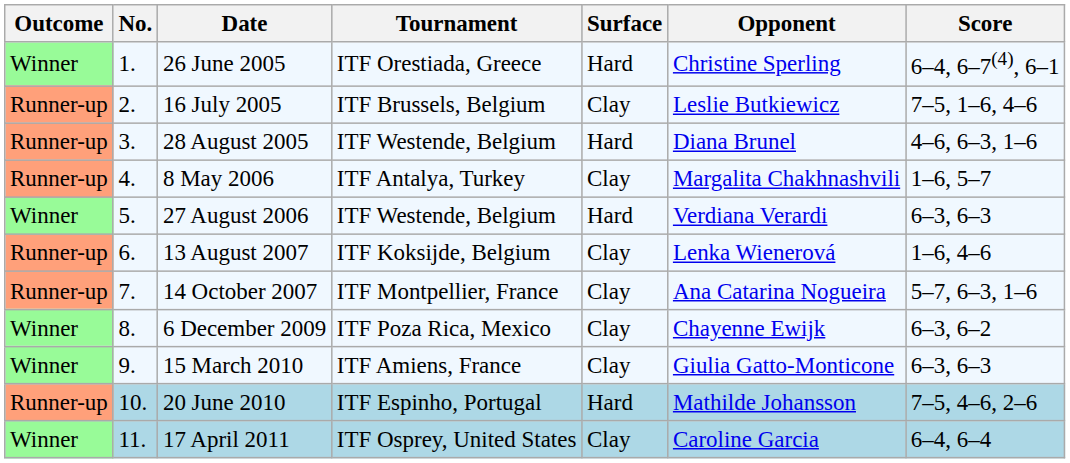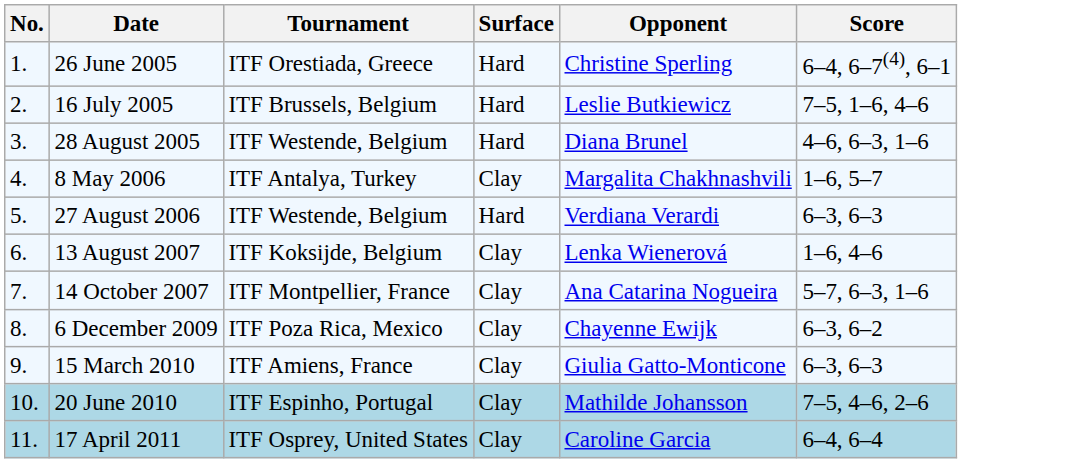- column: (59, 22)
(609, 103) Clay -> (502, 103) Hard
(610, 401) Hard -> (500, 401) Clay
